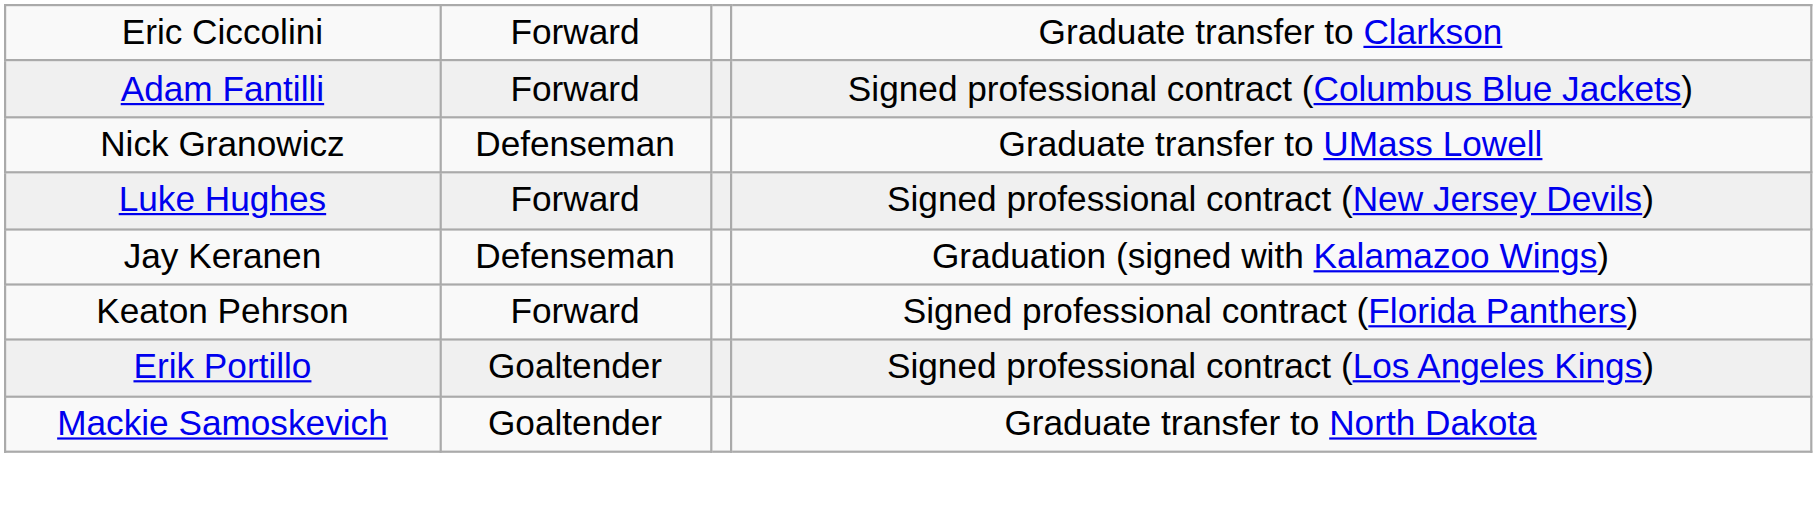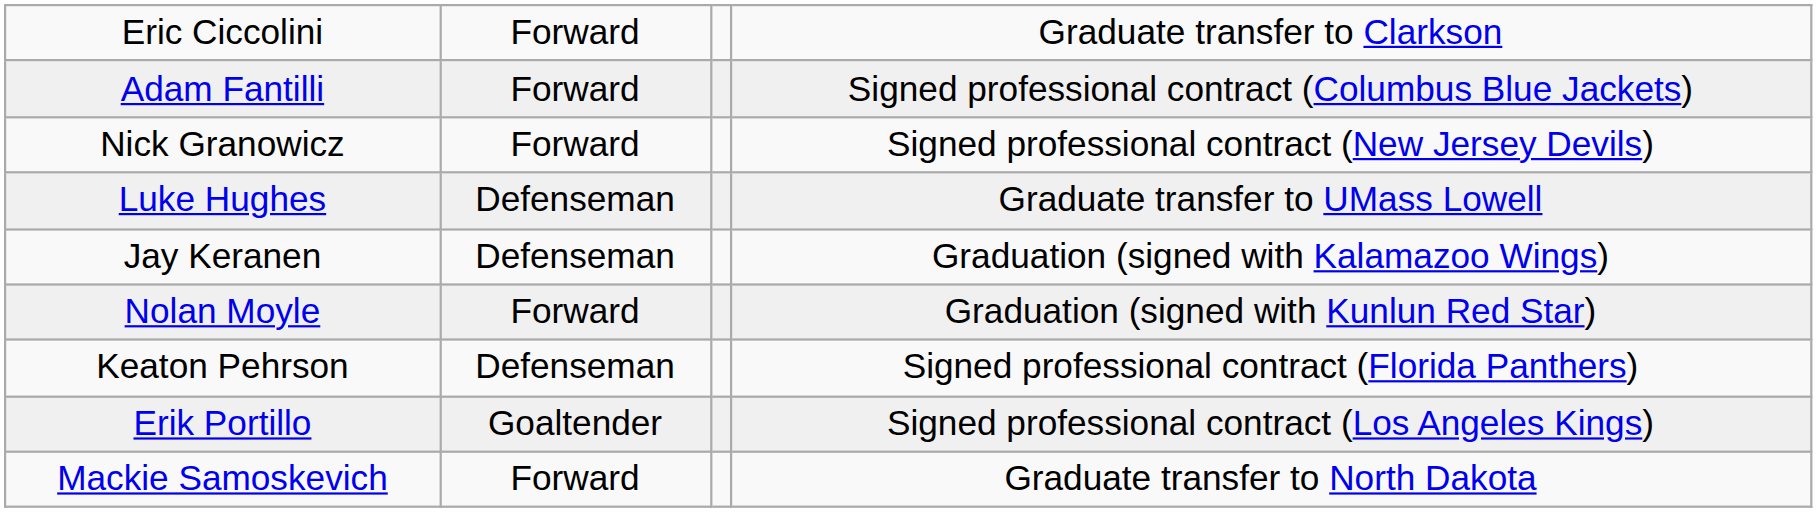(575, 144) Defenseman -> (575, 144) Forward
(1270, 144) Graduate transfer to UMass Lowell -> (1270, 144) Signed professional contract (New Jersey Devils)
(575, 199) Forward -> (575, 199) Defenseman
(1270, 199) Signed professional contract (New Jersey Devils) -> (1270, 199) Graduate transfer to UMass Lowell
+ row: (222, 311)
(575, 311) Forward -> (575, 367) Defenseman
(575, 423) Goaltender -> (575, 479) Forward
